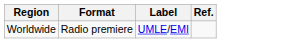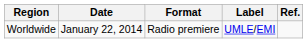+ column: (102, 12)
